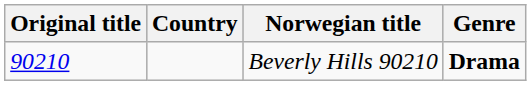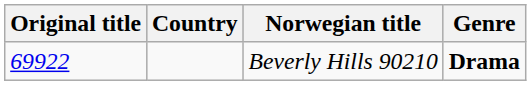(40, 60) 90210 -> (40, 60) 69922
